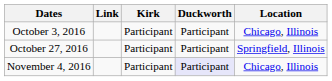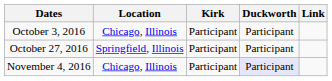columns swapped: (281, 13) <-> (107, 13)
